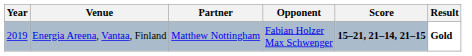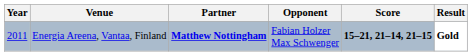(17, 36) 2019 -> (17, 36) 2011
(216, 36) normal -> (219, 36) bold
